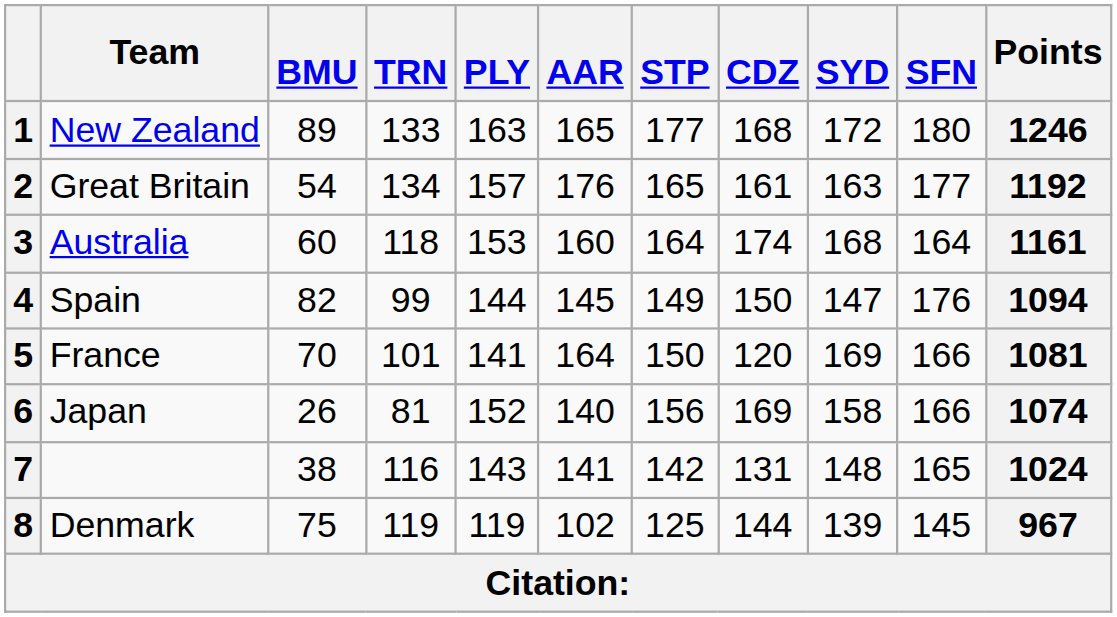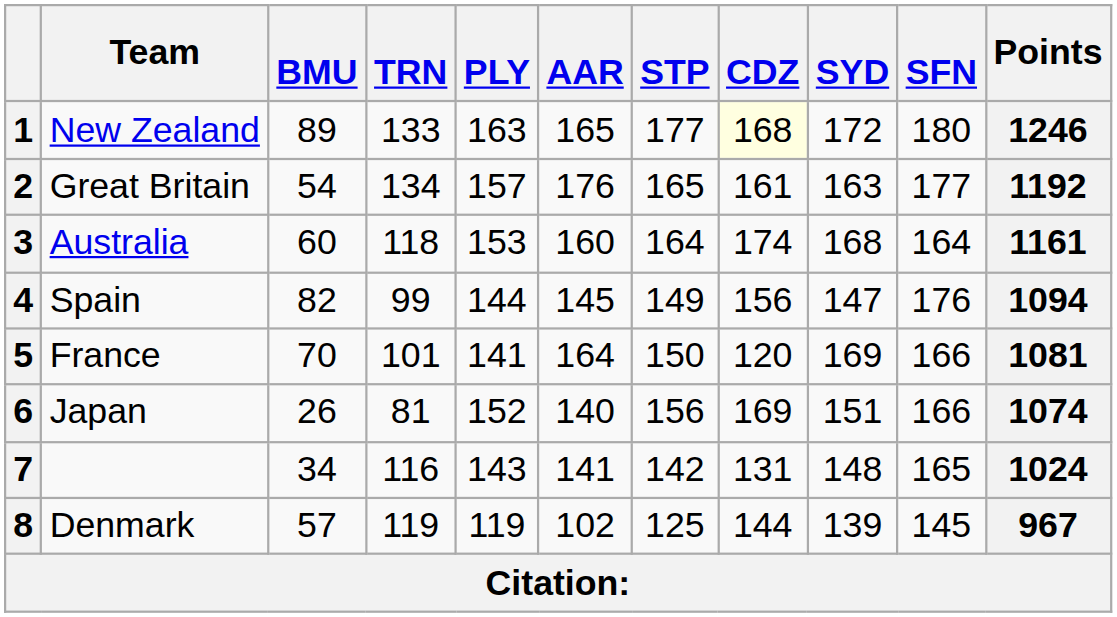(763, 129) no background -> (763, 129) lightyellow background
(763, 299) 150 -> (763, 299) 156
(852, 412) 158 -> (852, 412) 151
(317, 469) 38 -> (317, 469) 34
(317, 525) 75 -> (317, 525) 57
